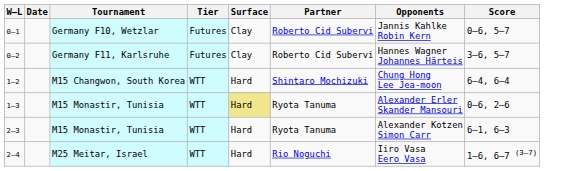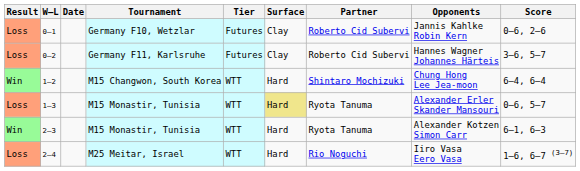+ column: (22, 12)
(488, 31) 0–6, 5–7 -> (524, 31) 0–6, 2–6
(488, 105) 0–6, 2–6 -> (524, 105) 0–6, 5–7
